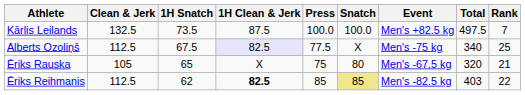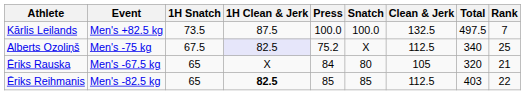columns swapped: (418, 13) <-> (123, 13)
(320, 47) 77.5 -> (328, 47) 75.2
(320, 64) 75 -> (328, 64) 84
(187, 82) 62 -> (195, 82) 65
(358, 82) khaki background -> (366, 82) no background
